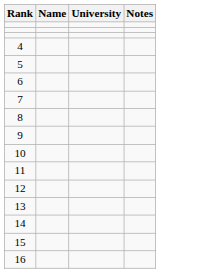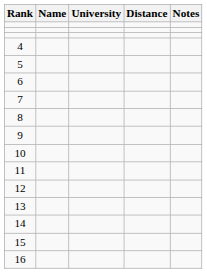+ column: (147, 13)
